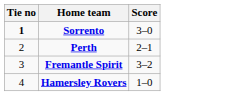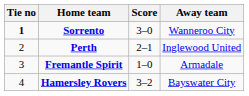+ column: (202, 13)
(144, 64) 3–2 -> (144, 64) 1–0
(144, 82) 1–0 -> (144, 82) 3–2
